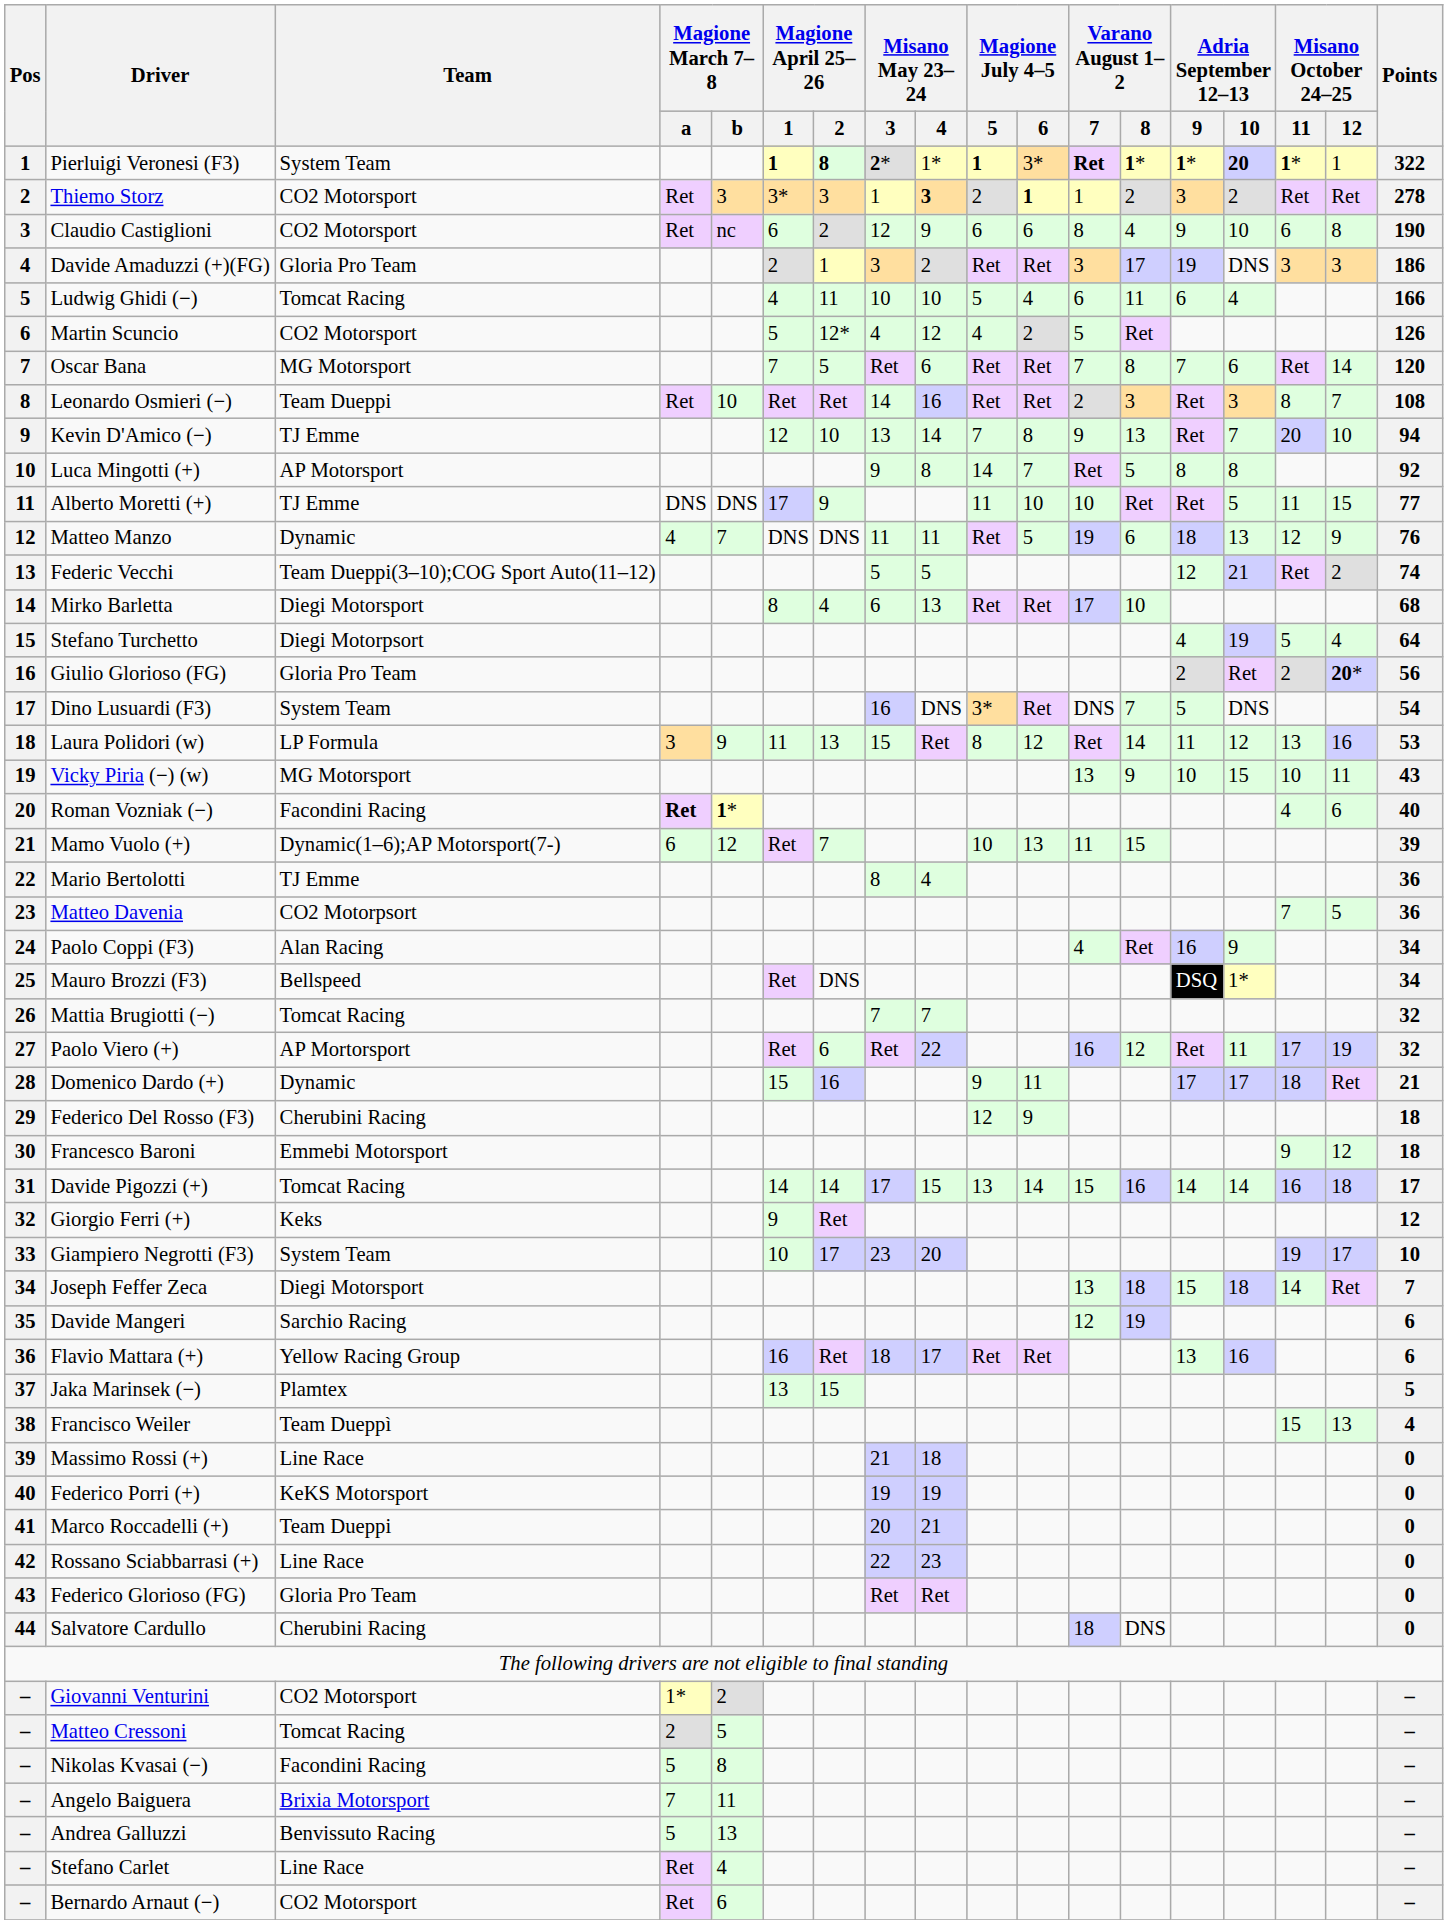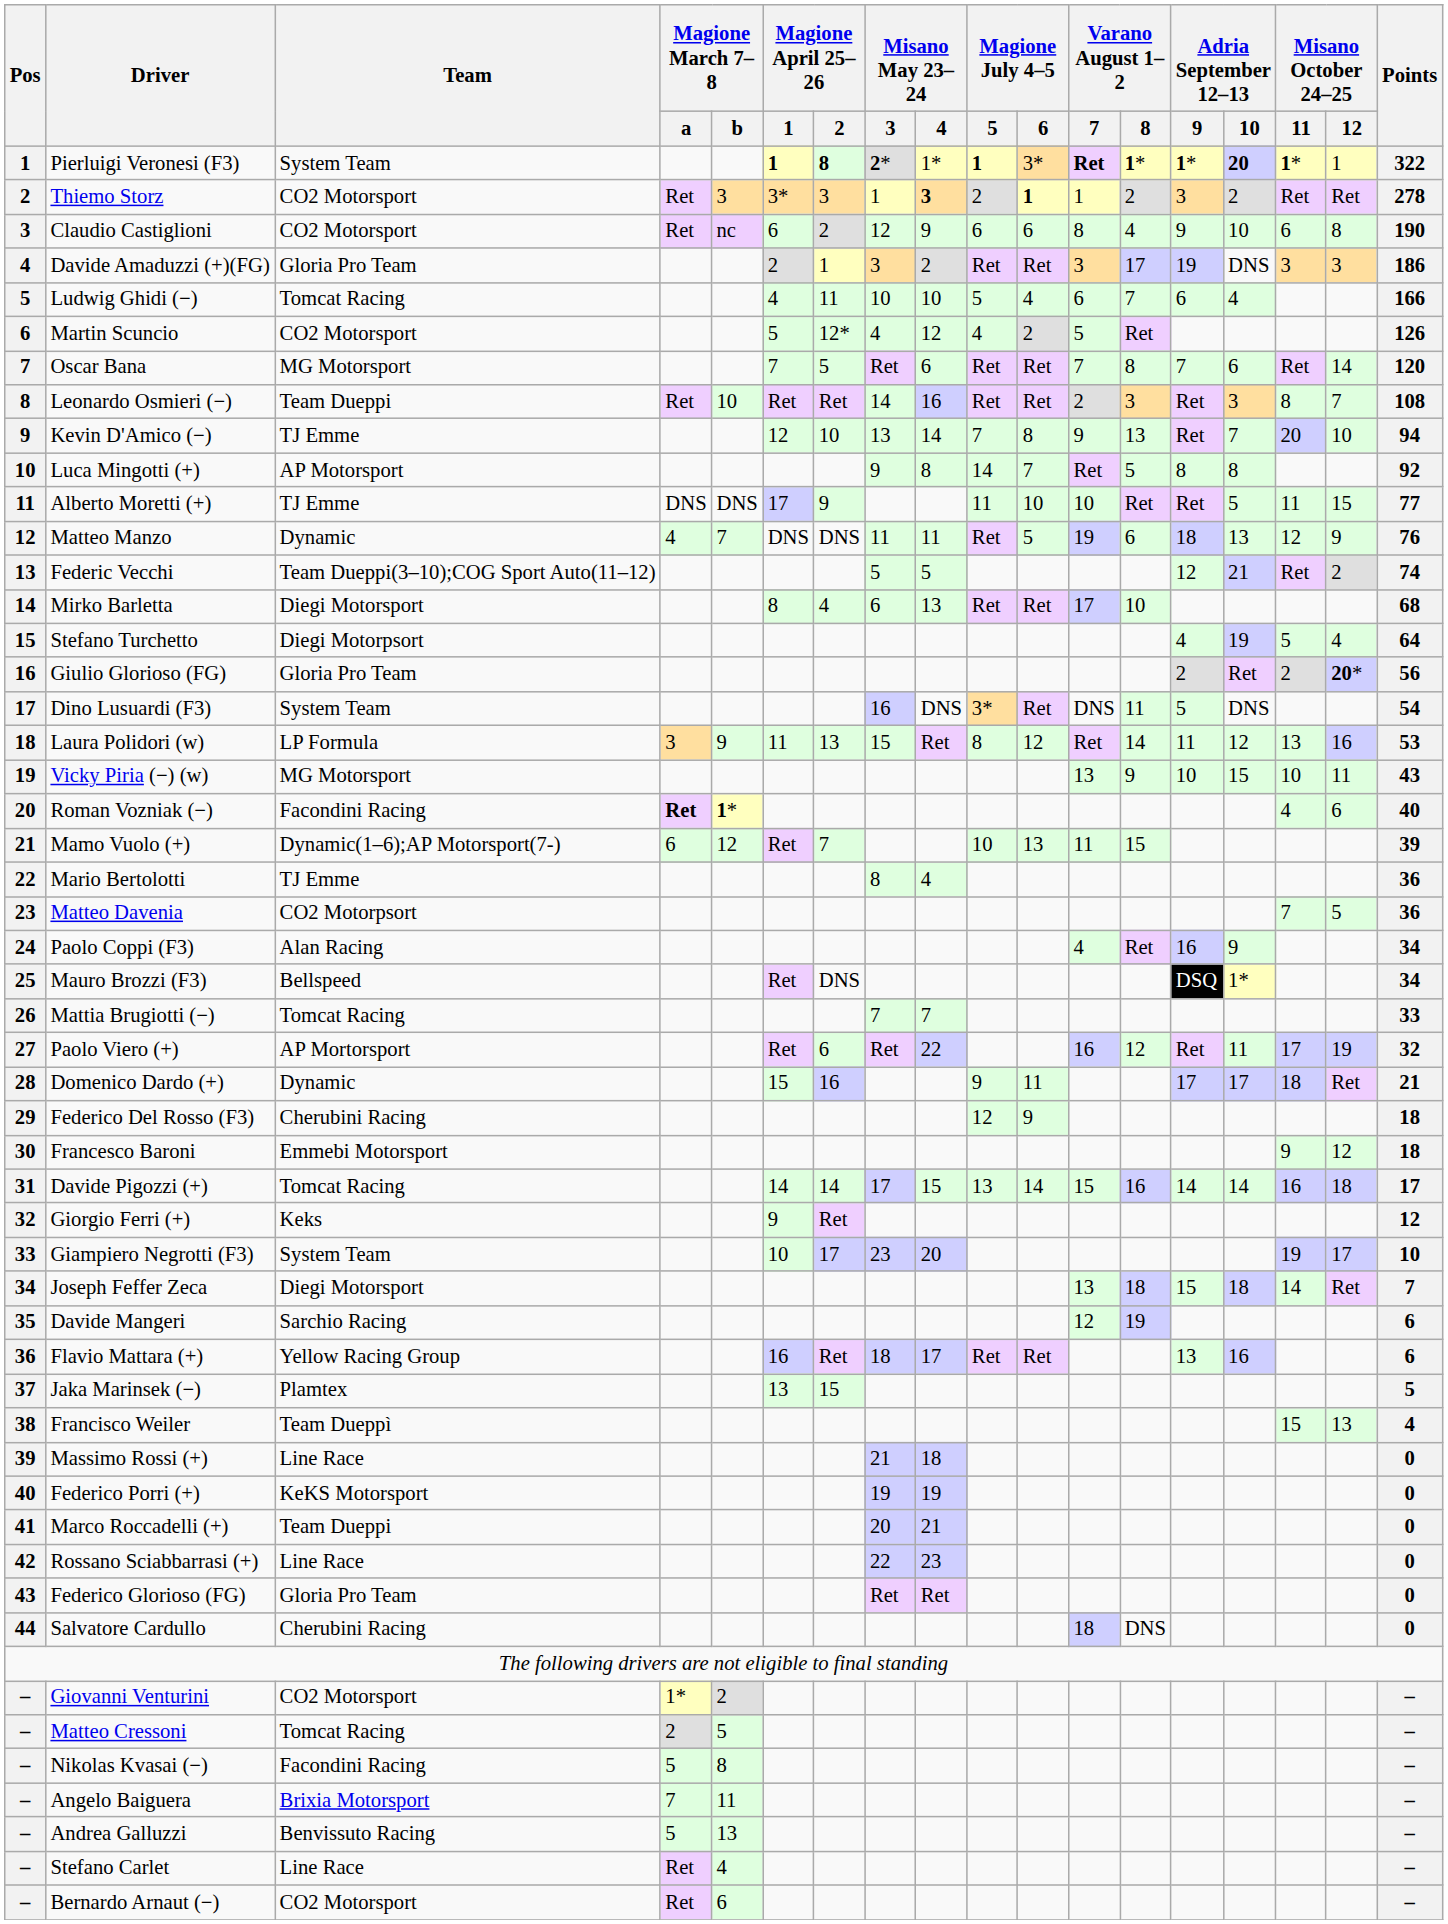(1135, 298) 11 -> (1130, 298) 7
(1130, 707) 7 -> (1135, 707) 11
(1410, 1014) 32 -> (1410, 1014) 33
